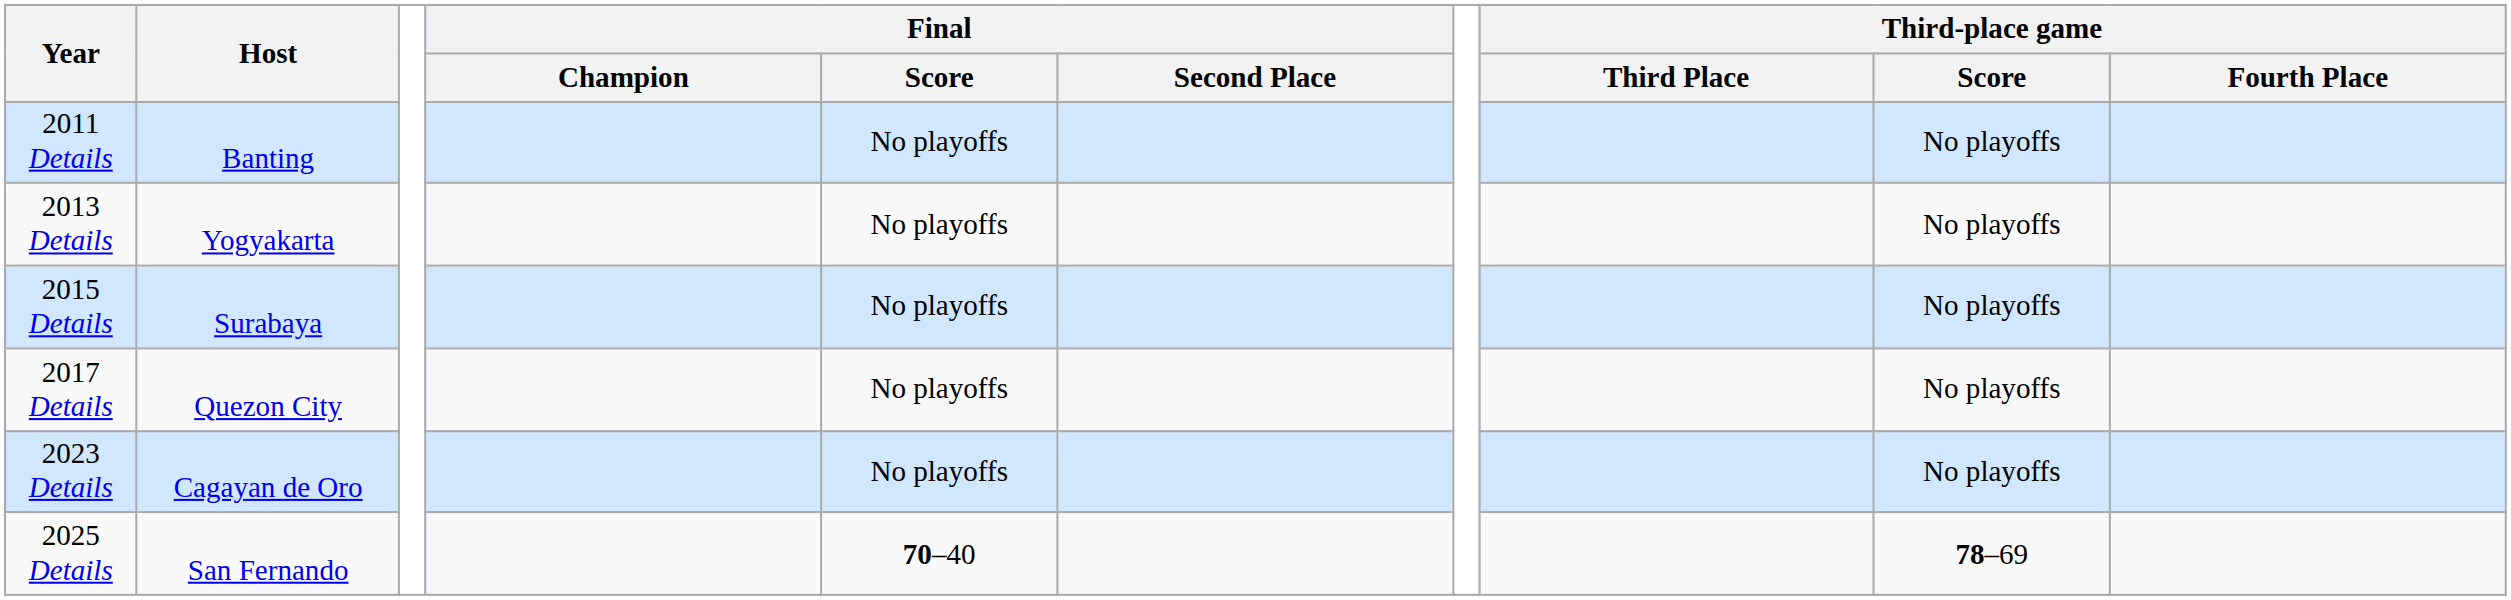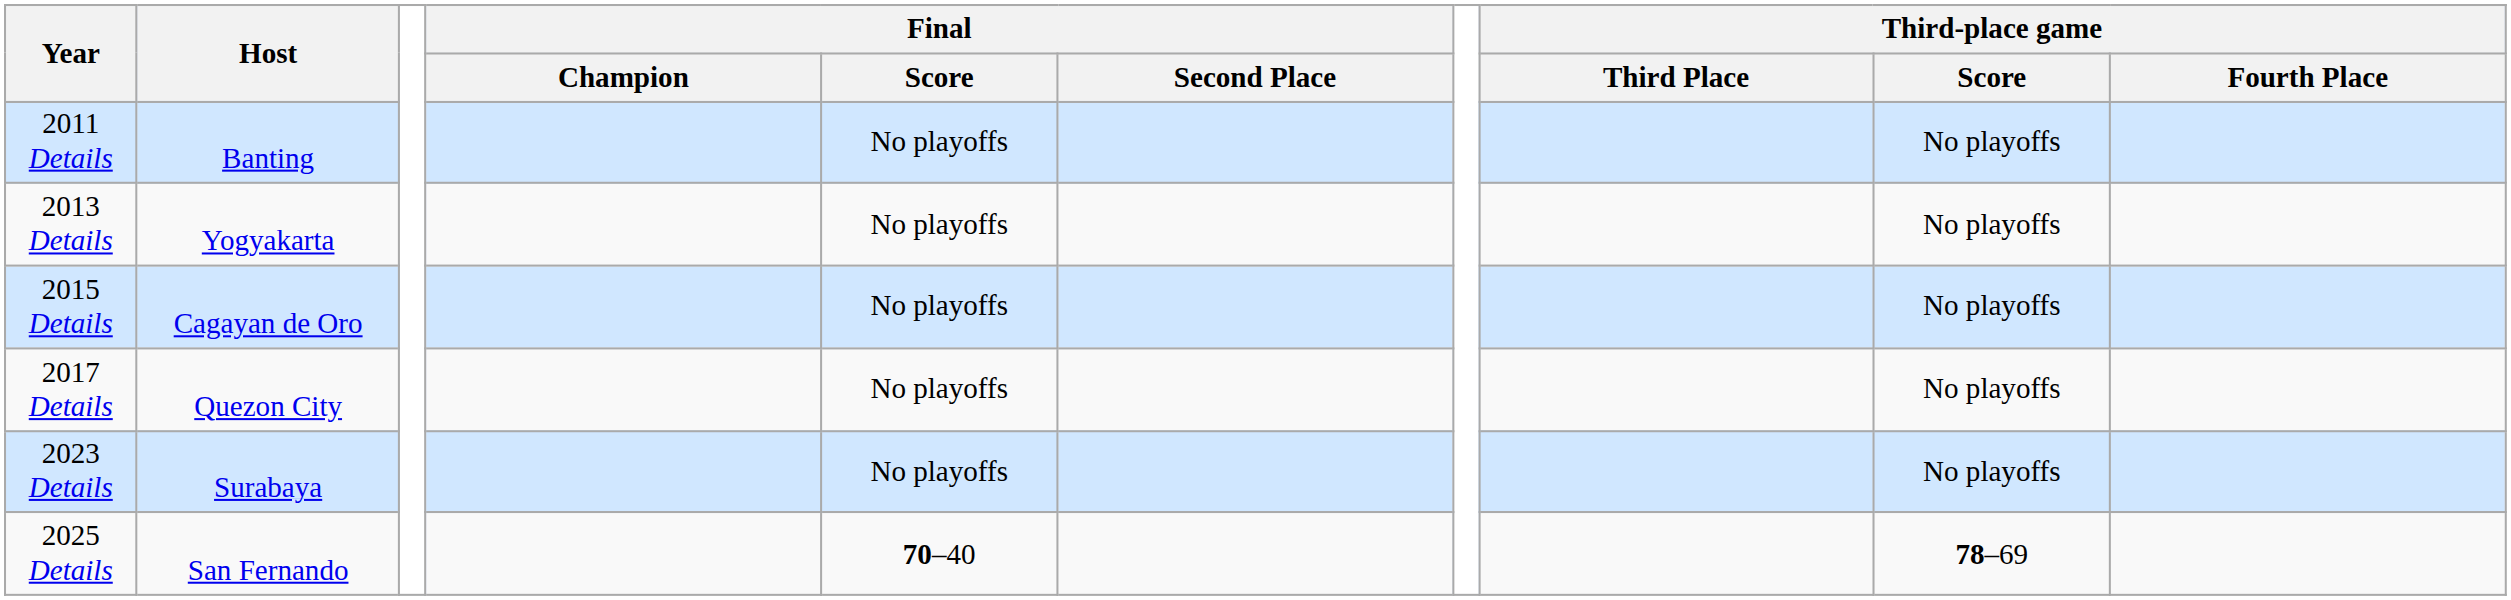(268, 323) Surabaya -> (268, 323) Cagayan de Oro
(268, 488) Cagayan de Oro -> (268, 488) Surabaya
